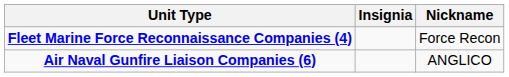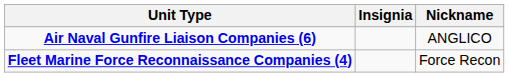rows swapped: (180, 60) <-> (180, 38)
